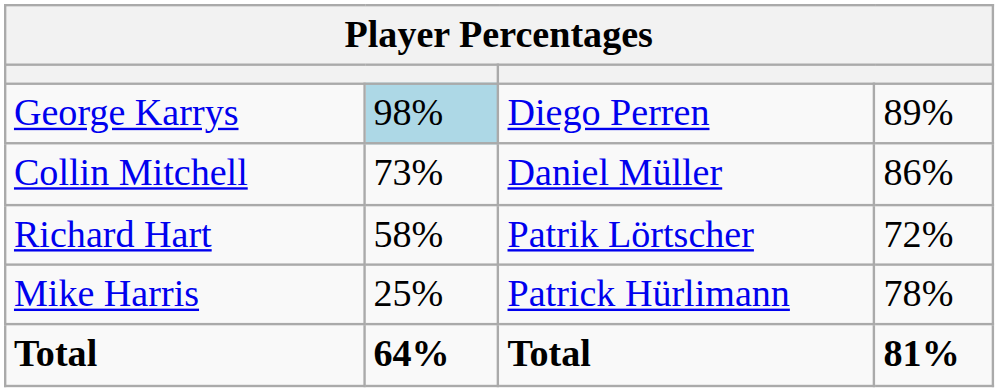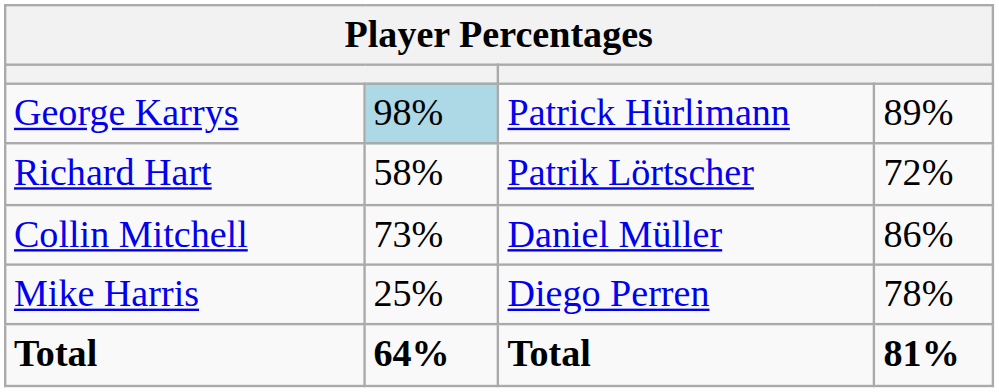(609, 112) Diego Perren -> (649, 112) Patrick Hürlimann
rows swapped: (131, 173) <-> (113, 233)
(649, 293) Patrick Hürlimann -> (609, 293) Diego Perren
